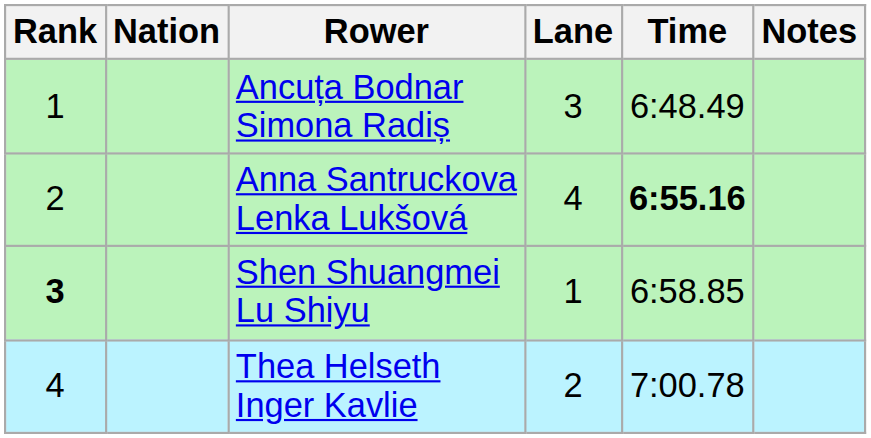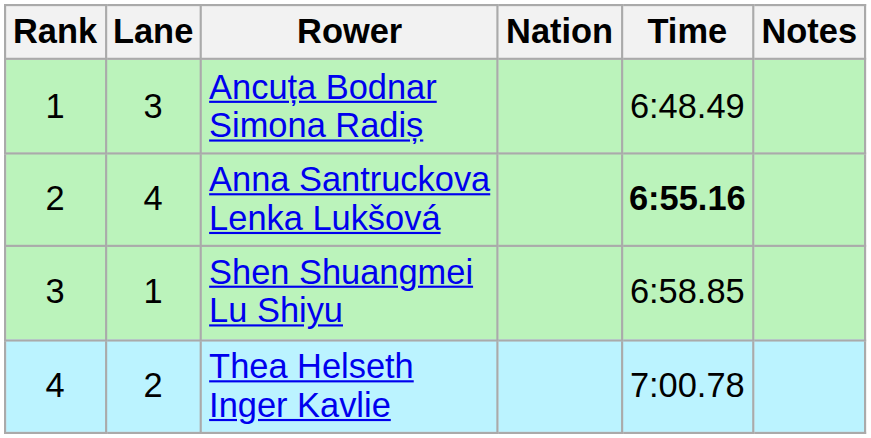columns swapped: (573, 31) <-> (166, 31)
(55, 292) bold -> (55, 292) normal
